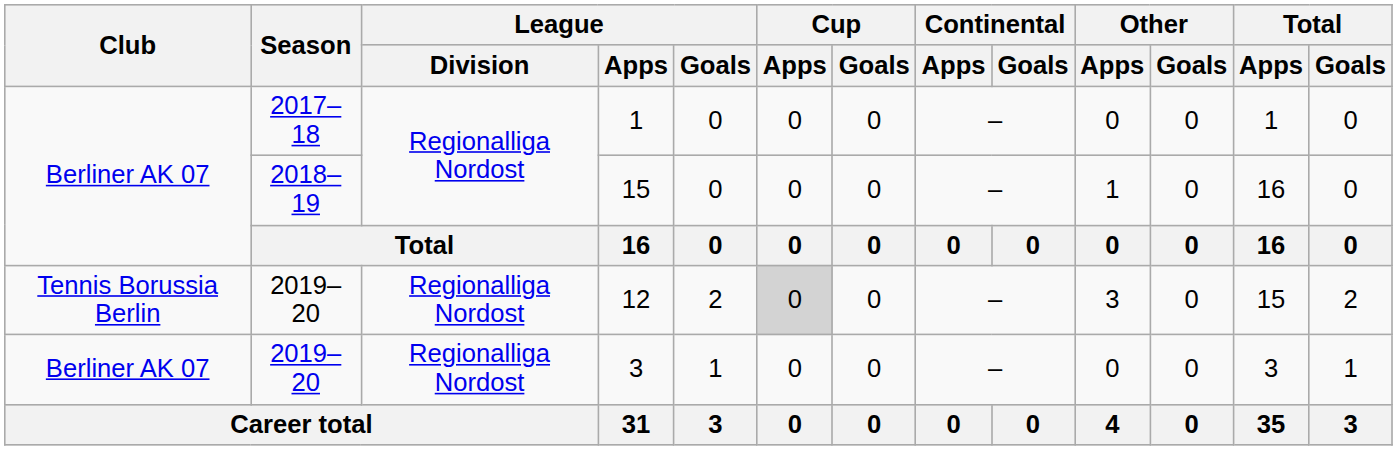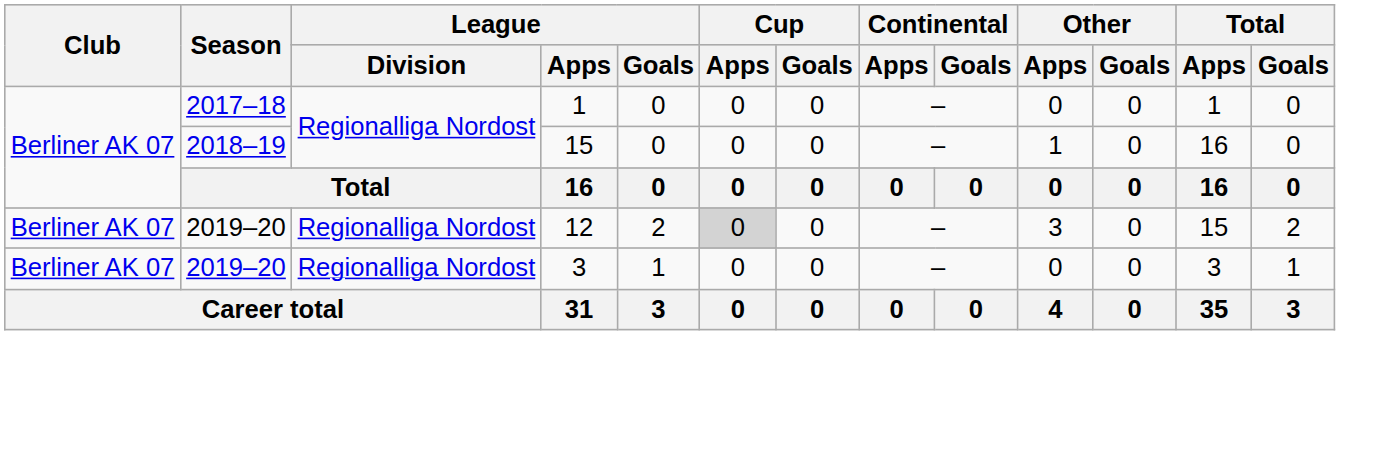(128, 299) Tennis Borussia Berlin -> (93, 227) Berliner AK 07
